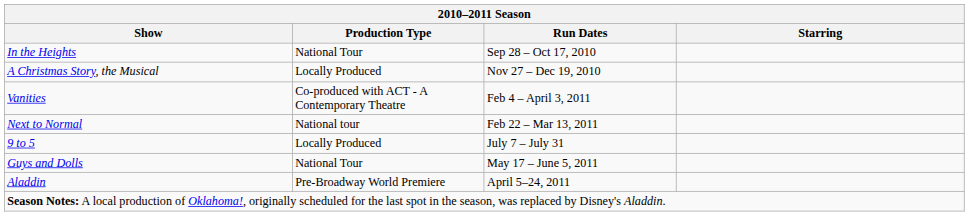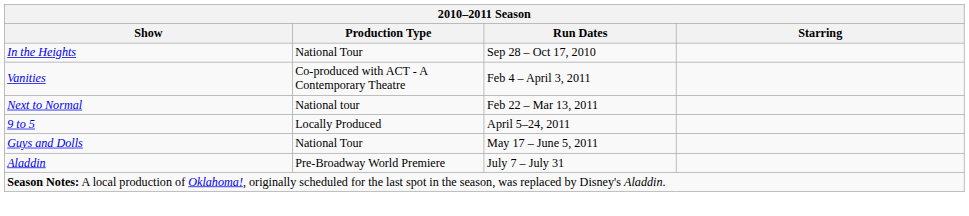- row: (83, 71)
(526, 143) July 7 – July 31 -> (529, 124) April 5–24, 2011
(529, 182) April 5–24, 2011 -> (526, 162) July 7 – July 31
